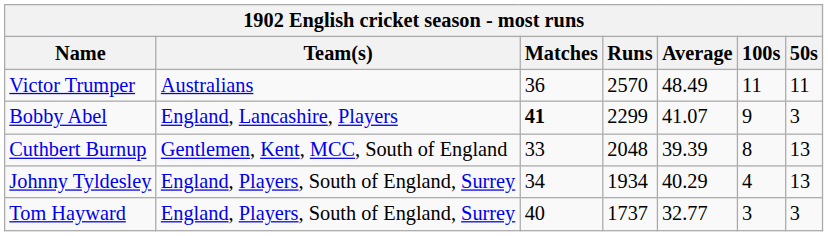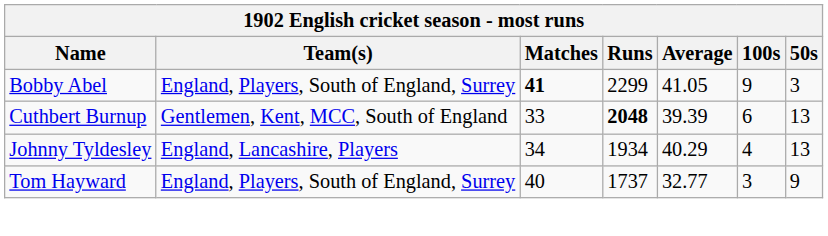- row: (72, 85)
(279, 117) England, Lancashire, Players -> (338, 85) England, Players, South of England, Surrey
(685, 117) 41.07 -> (685, 85) 41.05
(628, 149) normal -> (628, 117) bold
(747, 149) 8 -> (747, 117) 6
(338, 181) England, Players, South of England, Surrey -> (279, 149) England, Lancashire, Players
(795, 213) 3 -> (795, 181) 9
